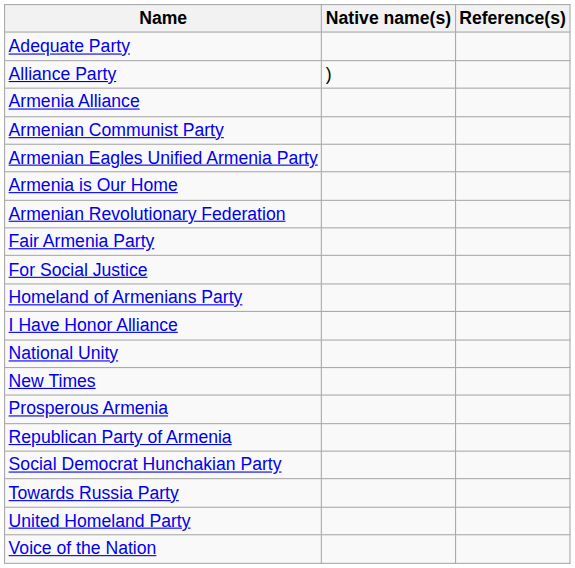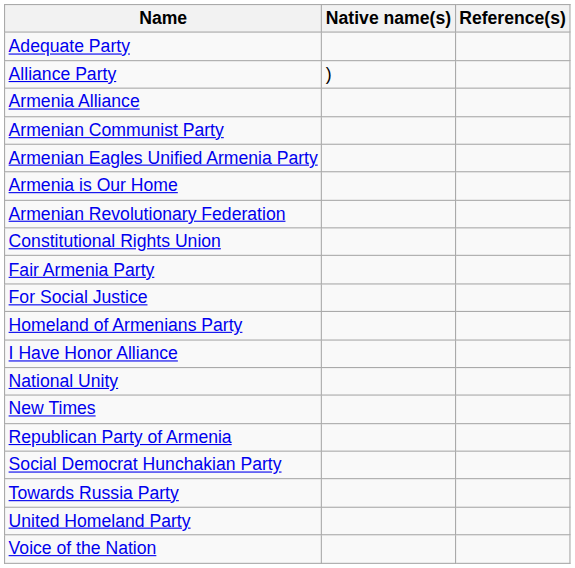+ row: (115, 241)
- row: (88, 409)
